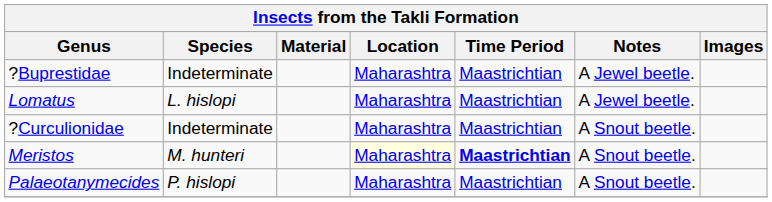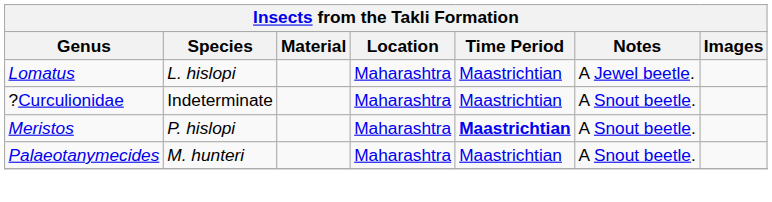- row: (59, 73)
(206, 155) M. hunteri -> (201, 127) P. hislopi
(403, 155) lightyellow background -> (403, 127) no background
(201, 182) P. hislopi -> (206, 155) M. hunteri
